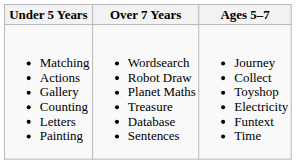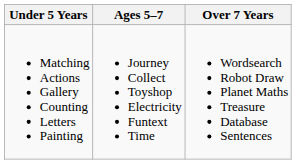columns swapped: (245, 14) <-> (146, 14)
